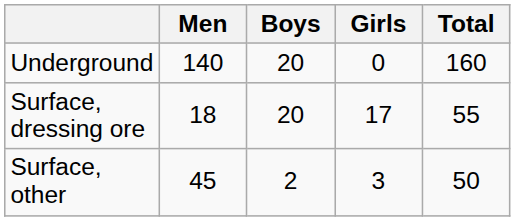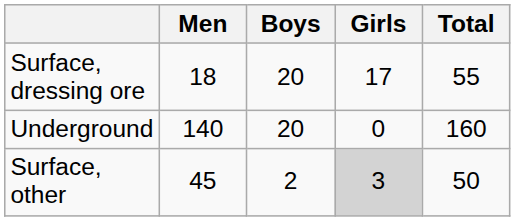rows swapped: (82, 62) <-> (78, 115)
(378, 181) no background -> (378, 181) lightgrey background
